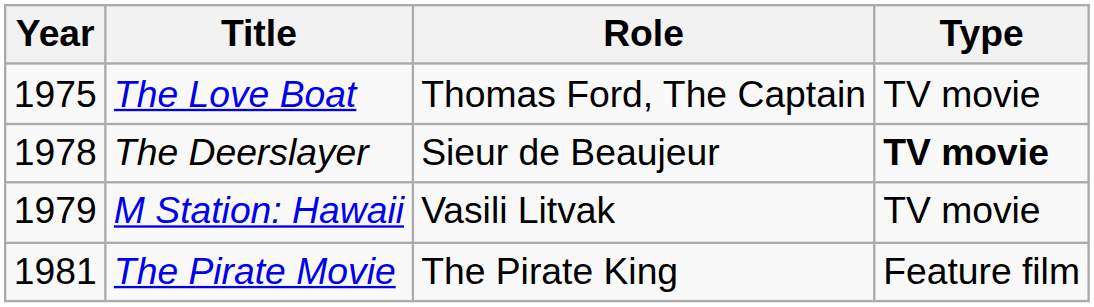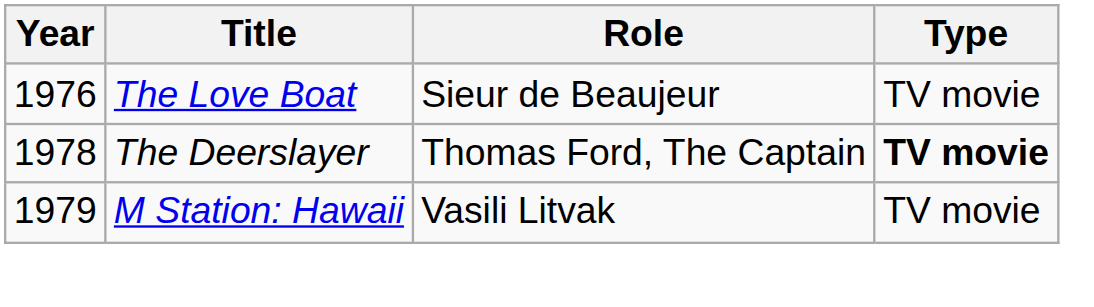(55, 93) 1975 -> (55, 93) 1976
(644, 93) Thomas Ford, The Captain -> (570, 93) Sieur de Beaujeur
(570, 152) Sieur de Beaujeur -> (644, 152) Thomas Ford, The Captain
- row: (255, 270)
